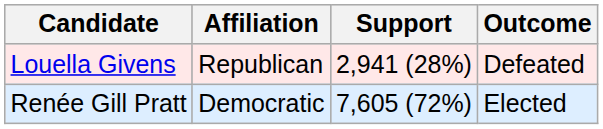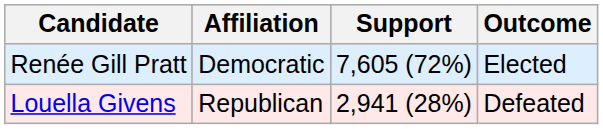rows swapped: (99, 103) <-> (93, 63)
